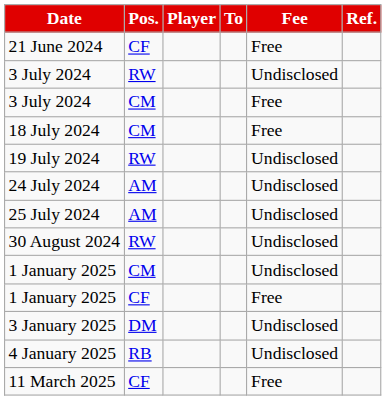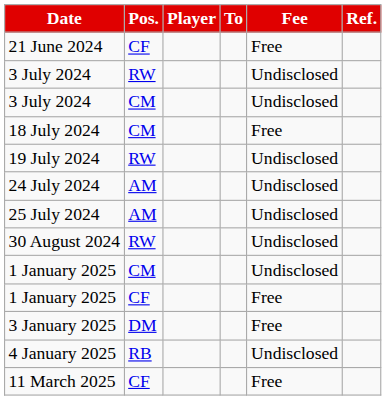(267, 102) Free -> (295, 102) Undisclosed
(295, 325) Undisclosed -> (267, 325) Free
